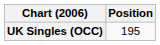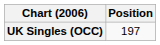(131, 31) 195 -> (131, 31) 197
